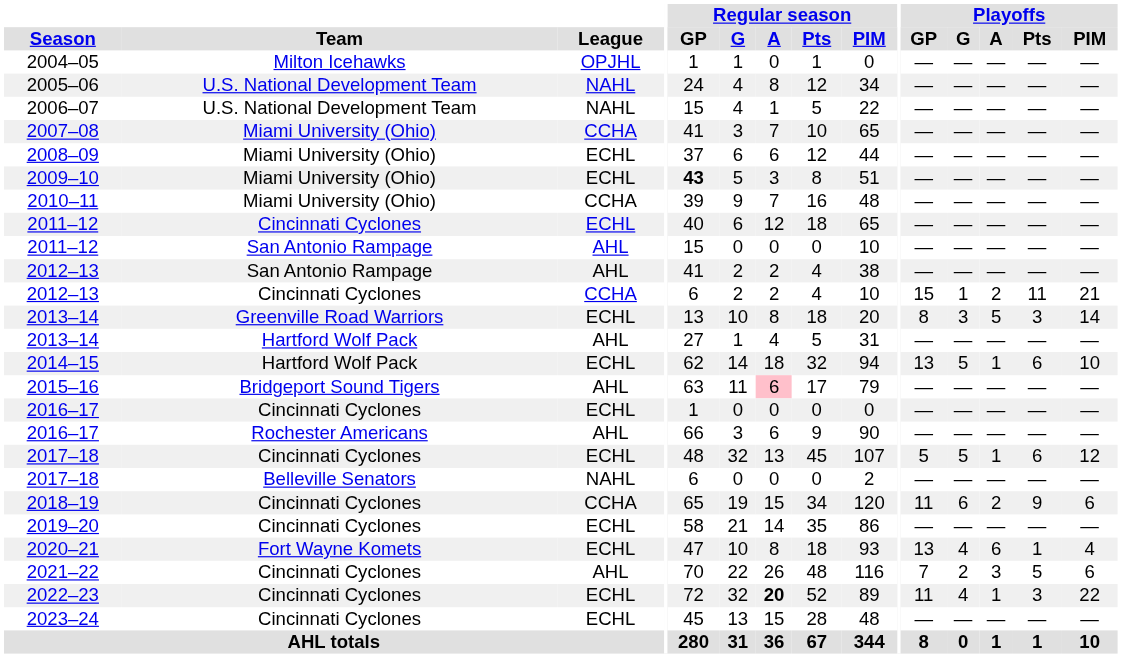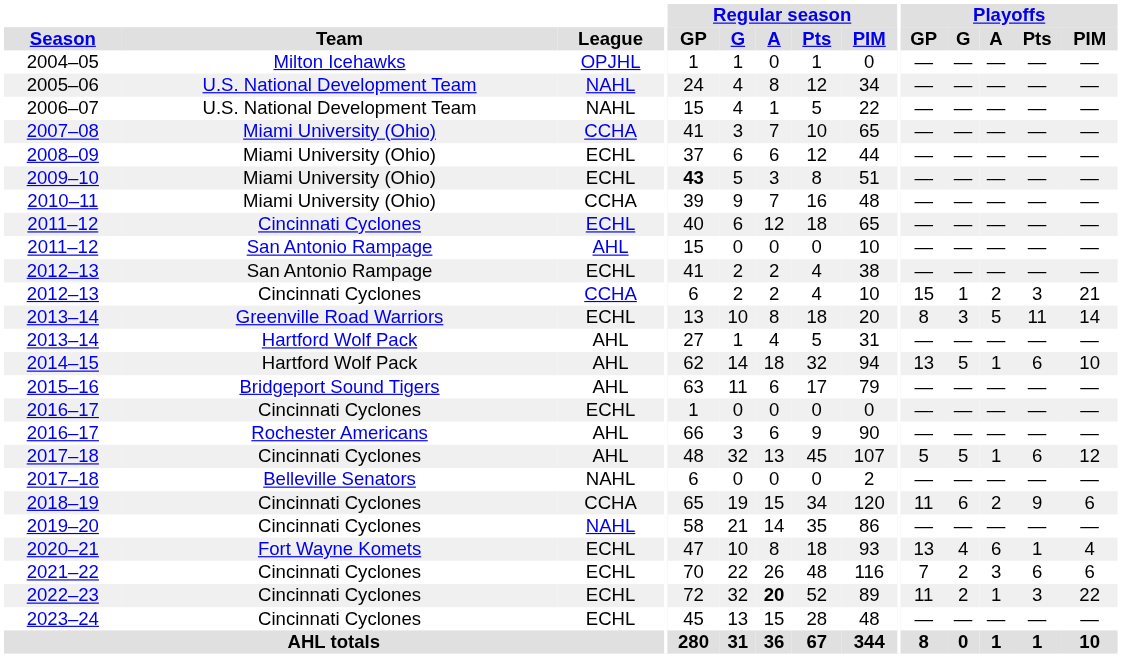(611, 270) AHL -> (611, 270) ECHL
(1037, 293) 11 -> (1037, 293) 3
(1037, 317) 3 -> (1037, 317) 11
(611, 363) ECHL -> (611, 363) AHL
(774, 386) pink background -> (774, 386) no background
(611, 456) ECHL -> (611, 456) AHL
(611, 525) ECHL -> (611, 525) NAHL
(611, 572) AHL -> (611, 572) ECHL
(1037, 572) 5 -> (1037, 572) 6
(963, 595) 4 -> (963, 595) 2
